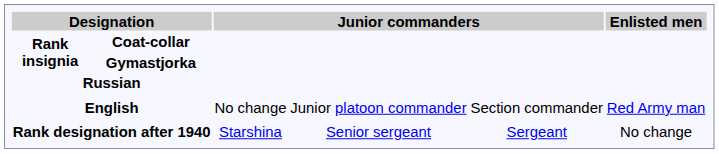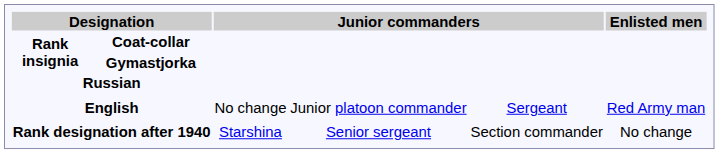(537, 107) Section commander -> (537, 107) Sergeant
(537, 132) Sergeant -> (537, 132) Section commander
